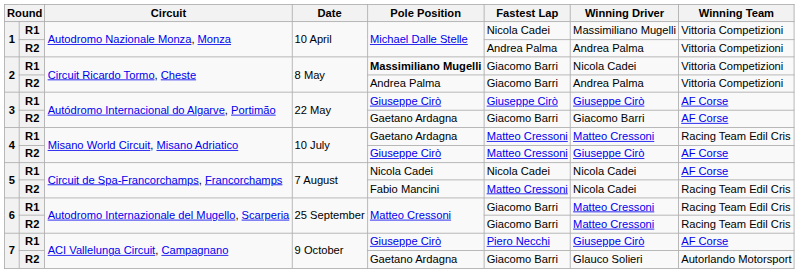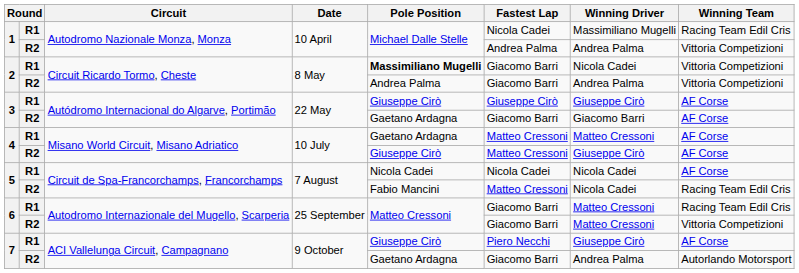(732, 30) Vittoria Competizioni -> (736, 30) Racing Team Edil Cris
(736, 136) Racing Team Edil Cris -> (705, 136) AF Corse
(736, 224) Racing Team Edil Cris -> (732, 224) Vittoria Competizioni
(608, 259) Glauco Solieri -> (608, 259) Andrea Palma
